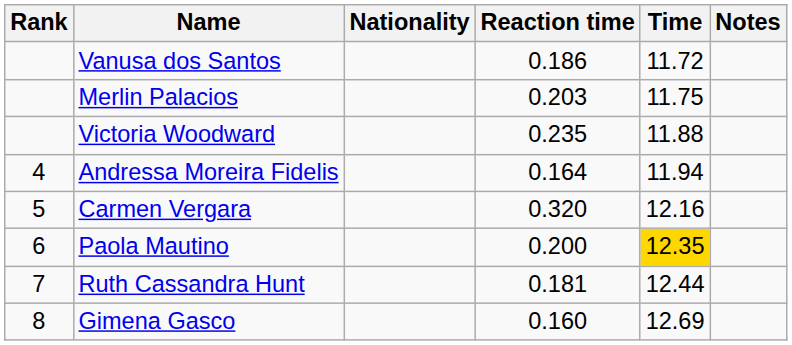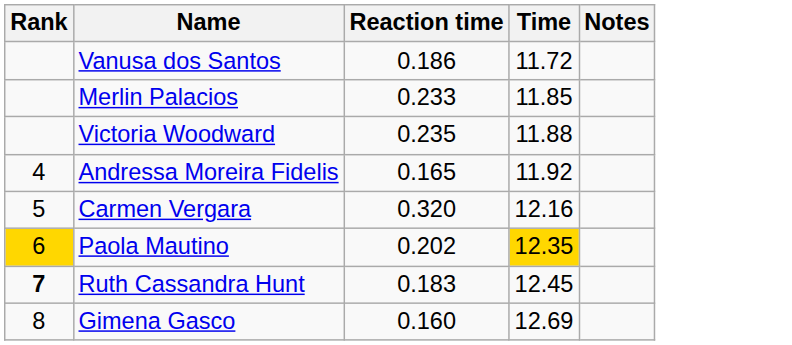- column: (410, 23)
(558, 97) 0.203 -> (427, 97) 0.233
(675, 97) 11.75 -> (544, 97) 11.85
(558, 172) 0.164 -> (427, 172) 0.165
(675, 172) 11.94 -> (544, 172) 11.92
(39, 246) no background -> (39, 246) gold background
(558, 246) 0.200 -> (427, 246) 0.202
(39, 284) normal -> (39, 284) bold
(558, 284) 0.181 -> (427, 284) 0.183
(675, 284) 12.44 -> (544, 284) 12.45
